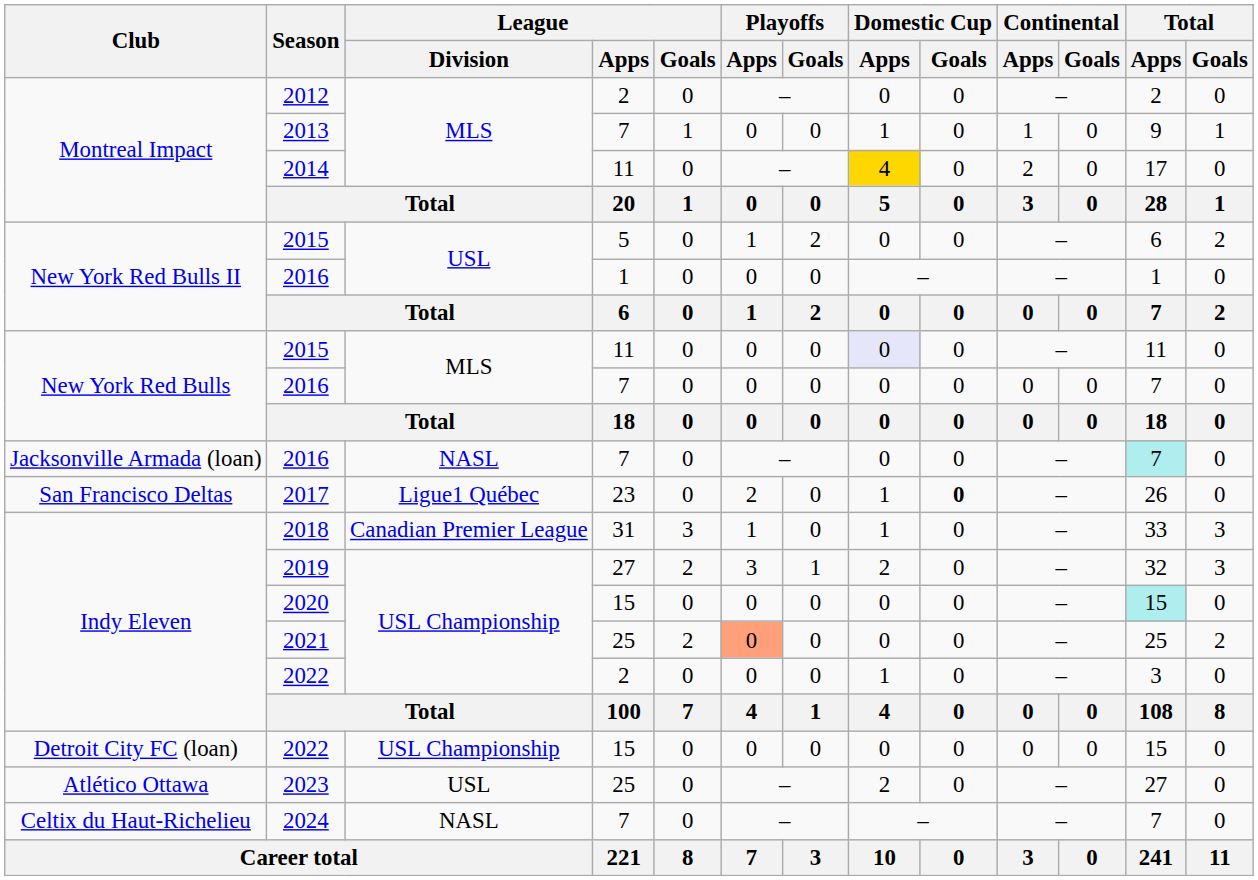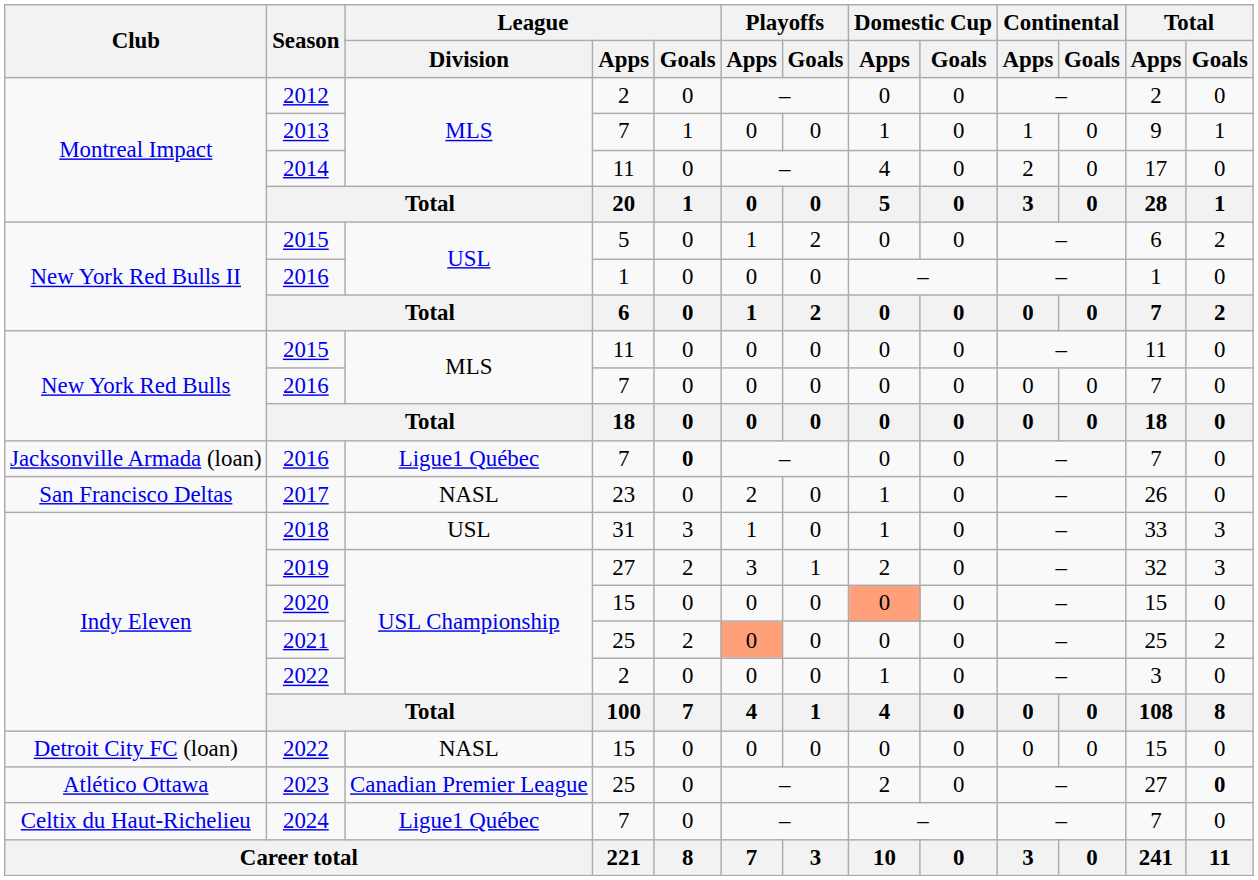(884, 167) gold background -> (884, 167) no background
(884, 349) lavender background -> (884, 349) no background
(469, 458) NASL -> (469, 458) Ligue1 Québec
(688, 458) normal -> (688, 458) bold
(1156, 458) paleturquoise background -> (1156, 458) no background
(469, 494) Ligue1 Québec -> (469, 494) NASL
(959, 494) bold -> (959, 494) normal
(469, 530) Canadian Premier League -> (469, 530) USL
(884, 603) no background -> (884, 603) lightsalmon background
(1156, 603) paleturquoise background -> (1156, 603) no background
(469, 748) USL Championship -> (469, 748) NASL
(469, 784) USL -> (469, 784) Canadian Premier League
(1220, 784) normal -> (1220, 784) bold
(469, 820) NASL -> (469, 820) Ligue1 Québec
